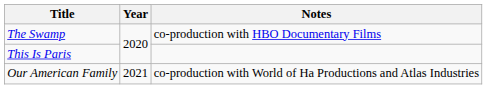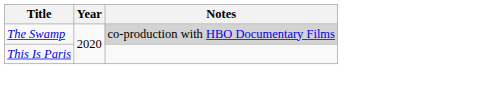(267, 34) no background -> (221, 34) lightgrey background
- row: (62, 73)
